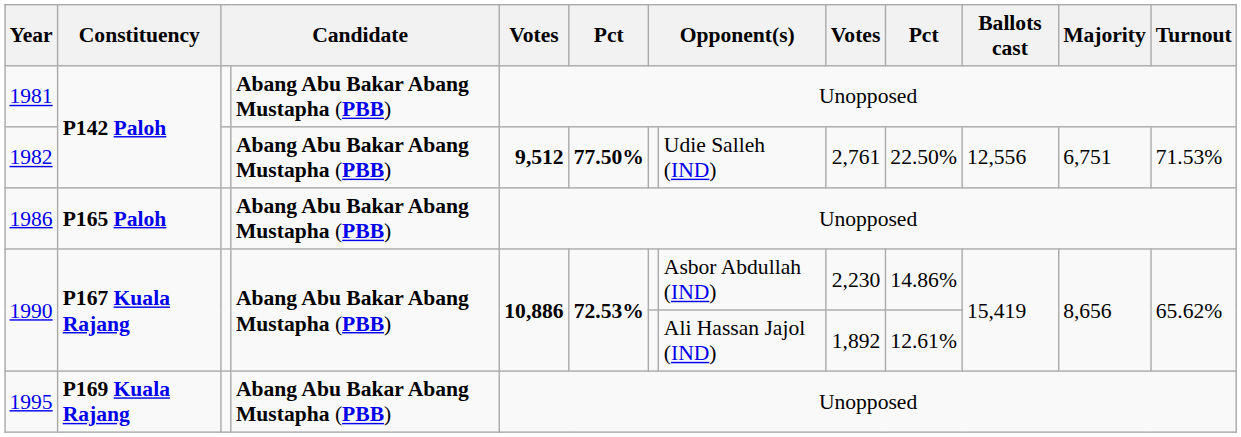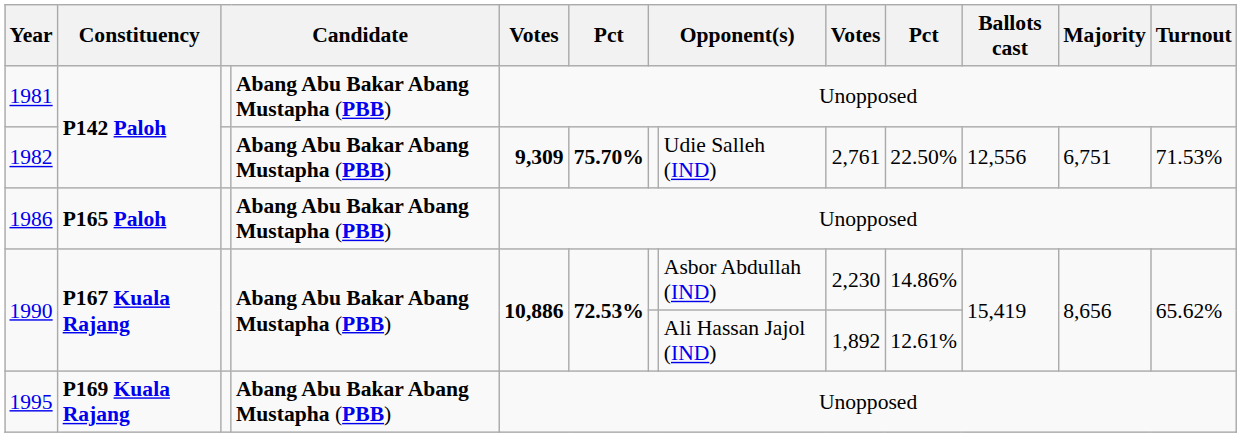(539, 157) 9,512 -> (539, 157) 9,309
(609, 157) 77.50% -> (609, 157) 75.70%
